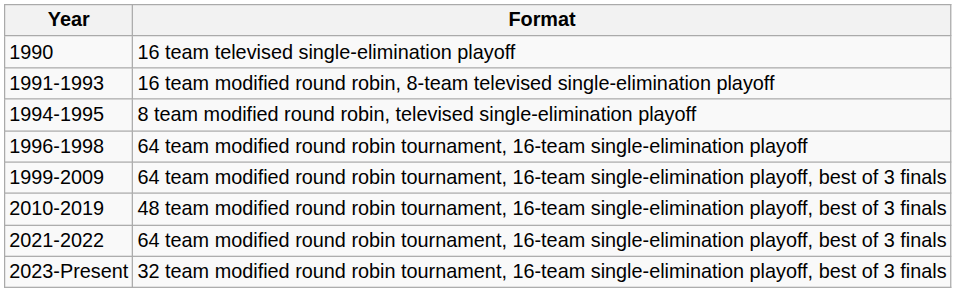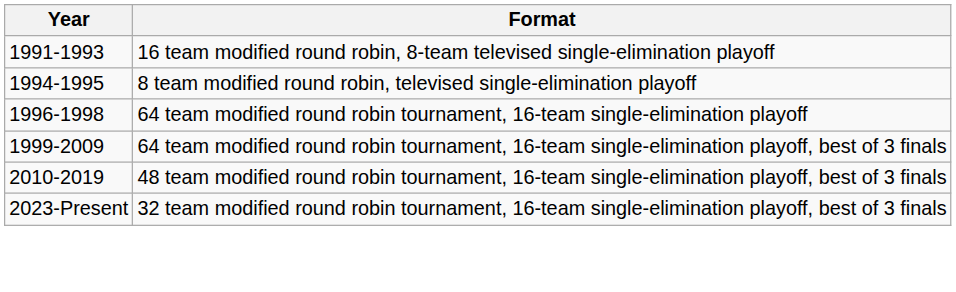- row: (31, 51)
- row: (57, 240)
